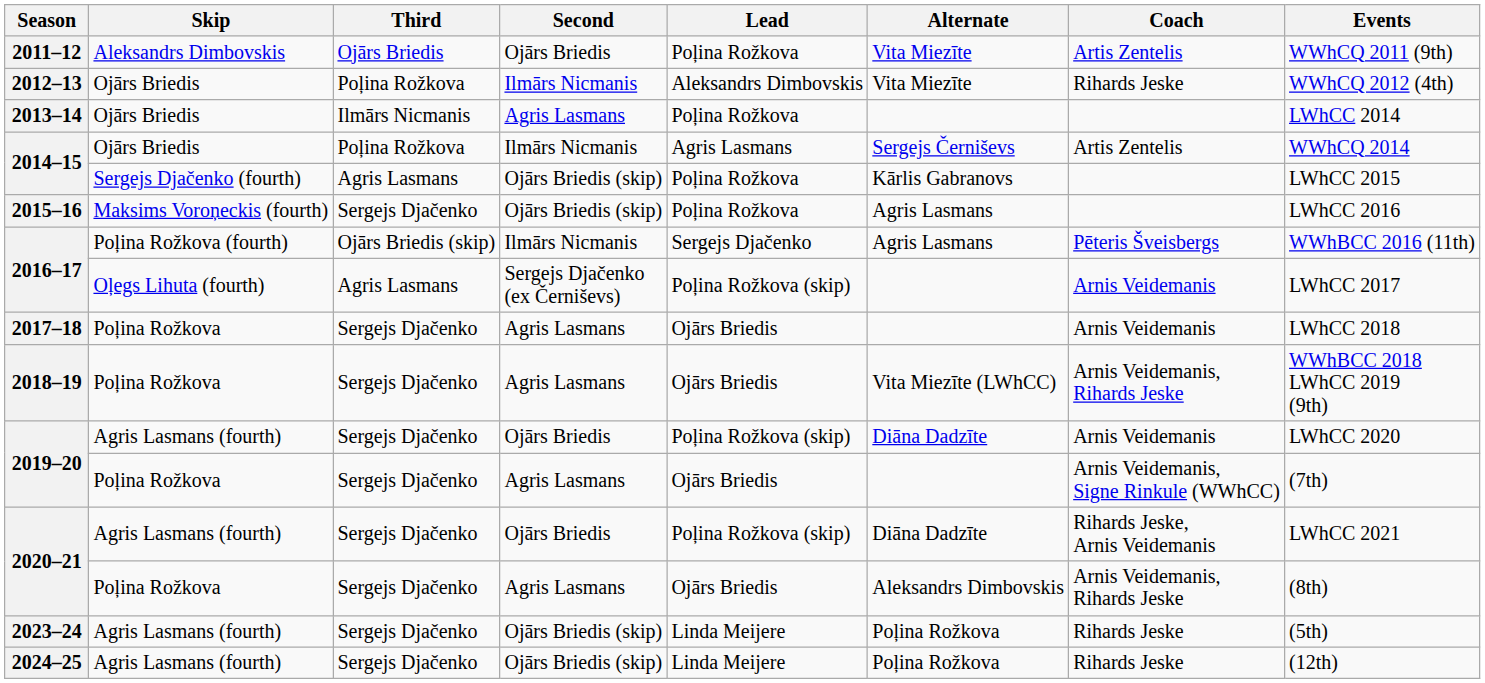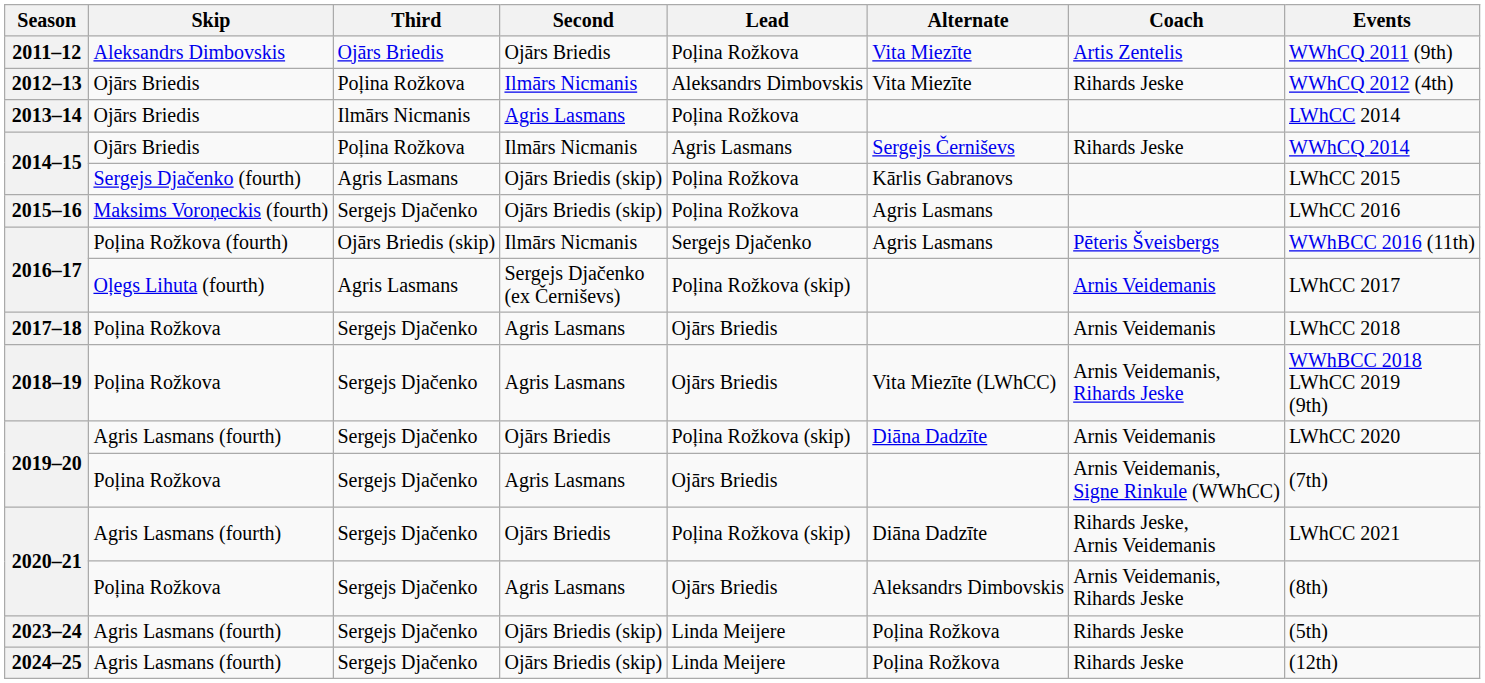(1128, 147) Artis Zentelis -> (1128, 147) Rihards Jeske
